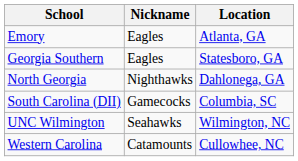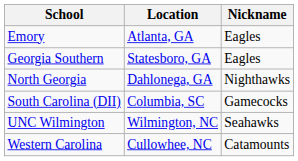columns swapped: (160, 15) <-> (245, 15)
